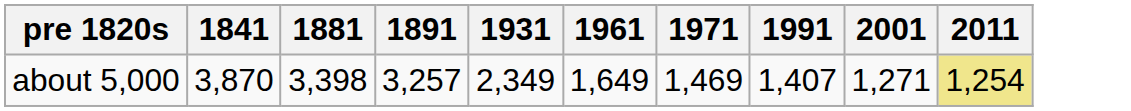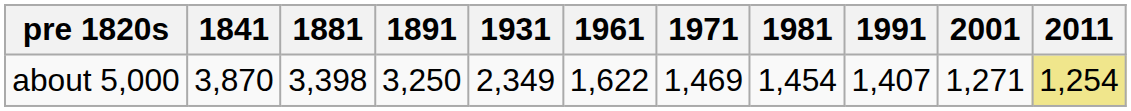+ column: (797, 29)
(422, 79) 3,257 -> (422, 79) 3,250
(609, 79) 1,649 -> (609, 79) 1,622
